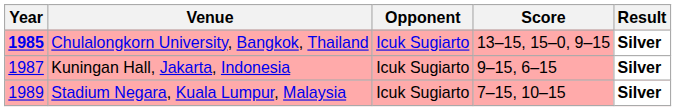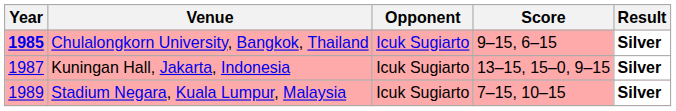(544, 43) 13–15, 15–0, 9–15 -> (517, 43) 9–15, 6–15
(517, 68) 9–15, 6–15 -> (544, 68) 13–15, 15–0, 9–15
